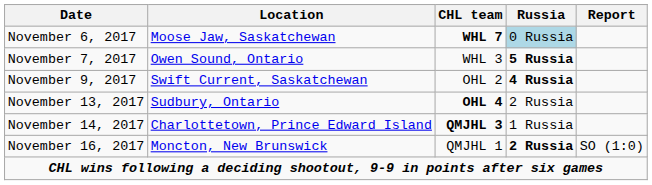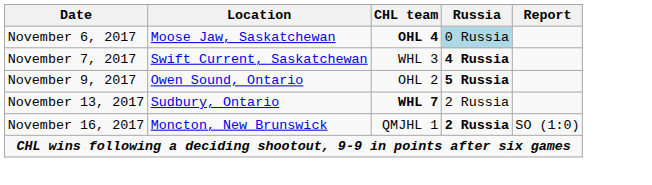(482, 37) WHL 7 -> (418, 37) OHL 4
(227, 59) Owen Sound, Ontario -> (259, 59) Swift Current, Saskatchewan
(541, 59) 5 Russia -> (477, 59) 4 Russia
(259, 81) Swift Current, Saskatchewan -> (227, 81) Owen Sound, Ontario
(541, 81) 4 Russia -> (477, 81) 5 Russia
(482, 103) OHL 4 -> (418, 103) WHL 7
- row: (76, 125)
